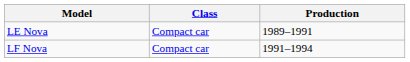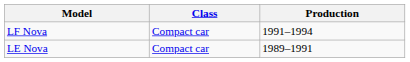rows swapped: (27, 31) <-> (27, 48)
